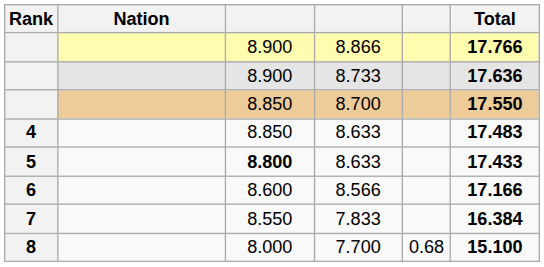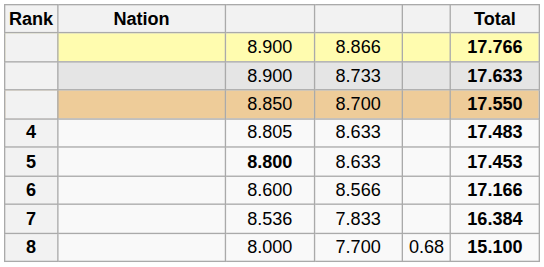(495, 76) 17.636 -> (495, 76) 17.633
(270, 133) 8.850 -> (270, 133) 8.805
(495, 161) 17.433 -> (495, 161) 17.453
(270, 218) 8.550 -> (270, 218) 8.536
